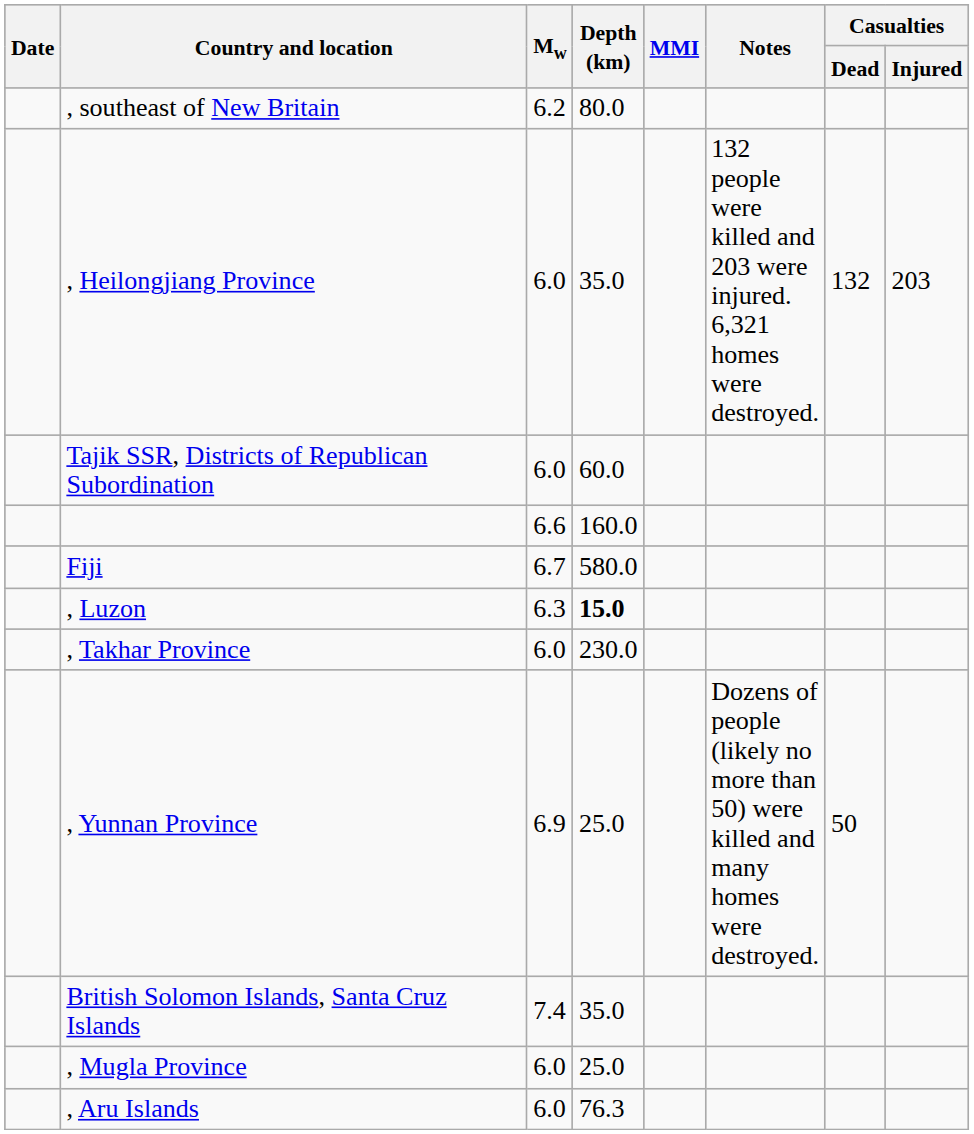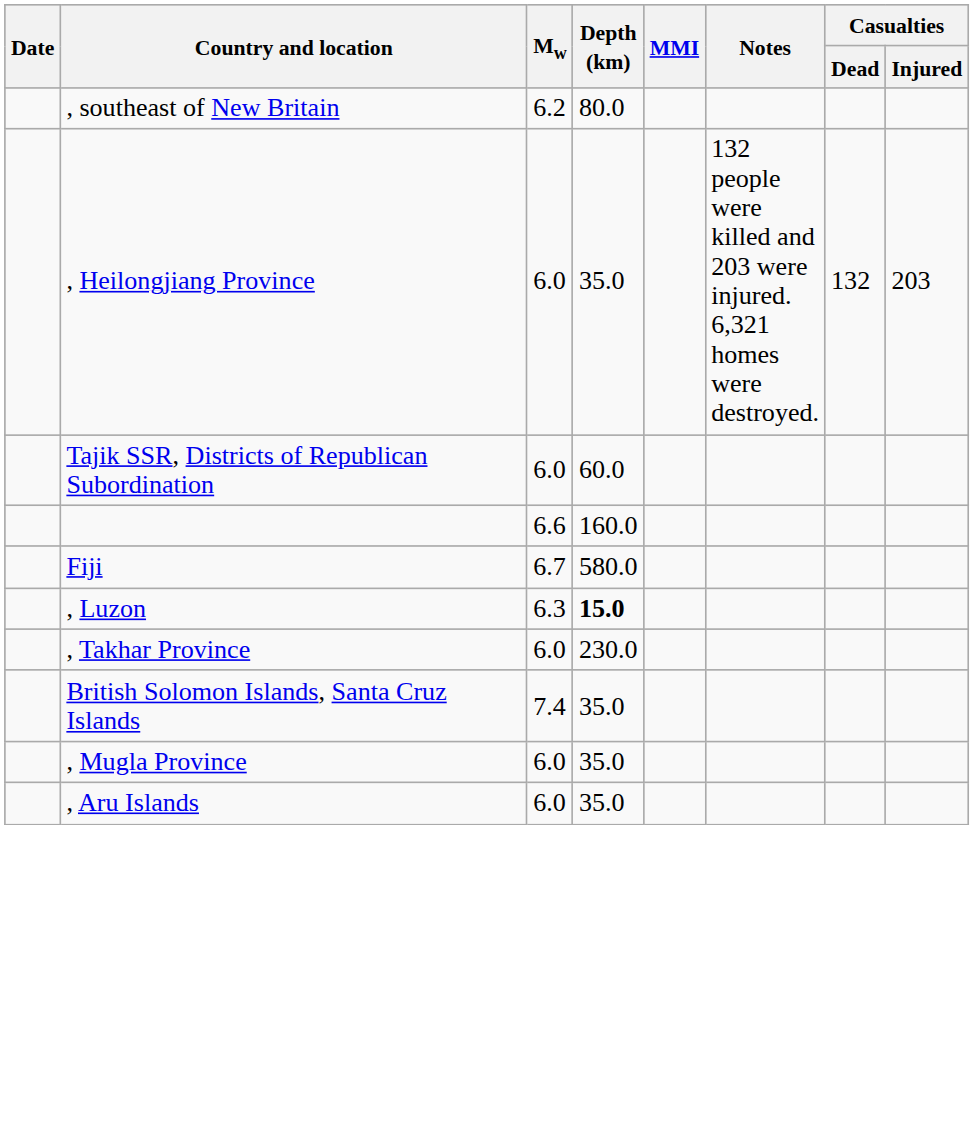- row: (162, 822)
(602, 1066) 25.0 -> (602, 761) 35.0
(602, 1108) 76.3 -> (602, 802) 35.0
